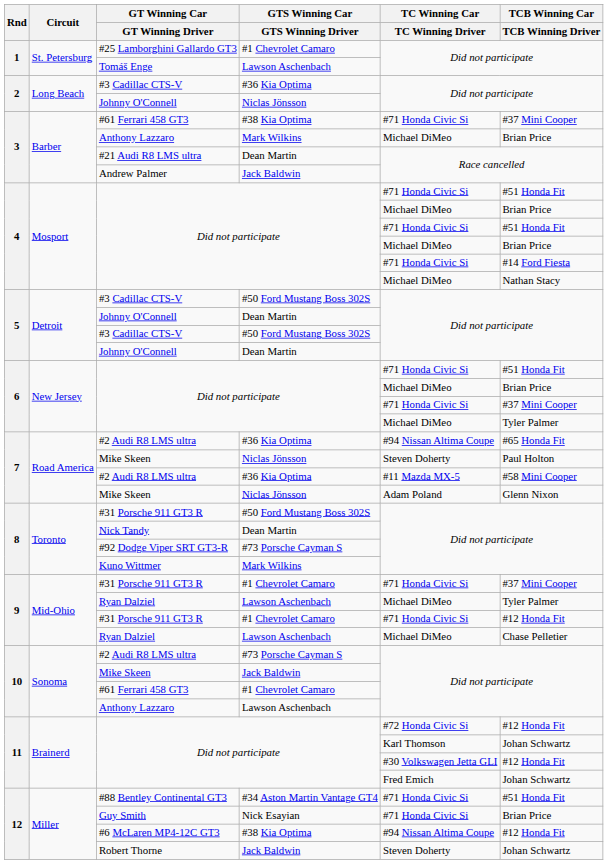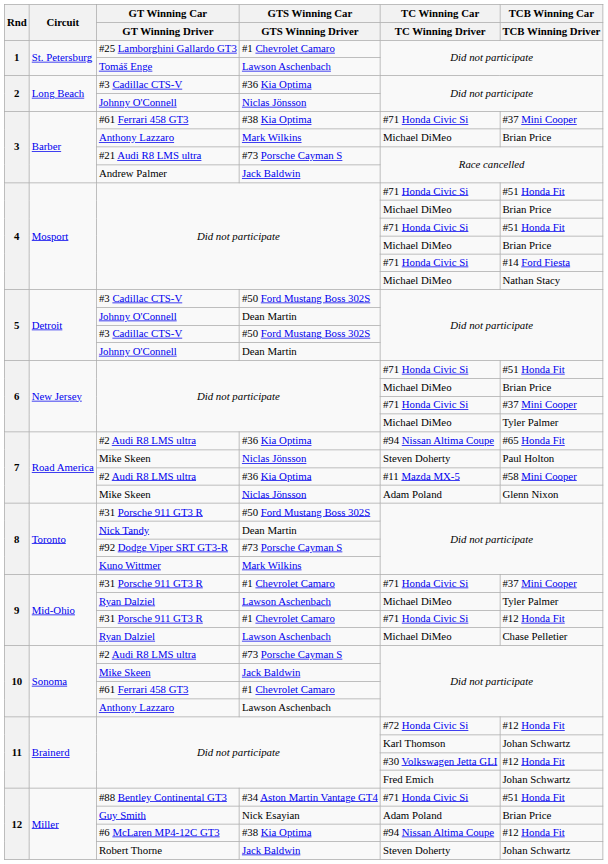(269, 156) Dean Martin -> (292, 156) #73 Porsche Cayman S
(426, 815) #71 Honda Civic Si -> (412, 815) Adam Poland
